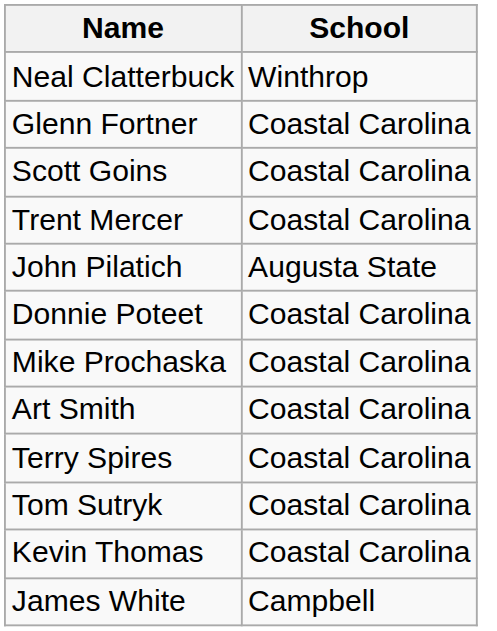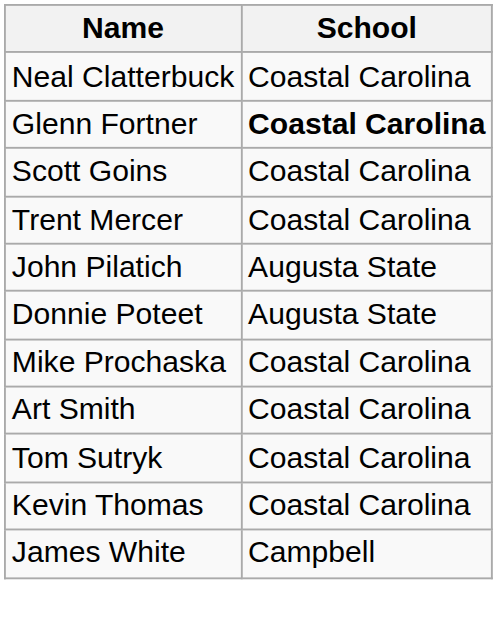(308, 76) Winthrop -> (359, 76) Coastal Carolina
(359, 123) normal -> (367, 123) bold
(359, 314) Coastal Carolina -> (343, 314) Augusta State
- row: (92, 457)
